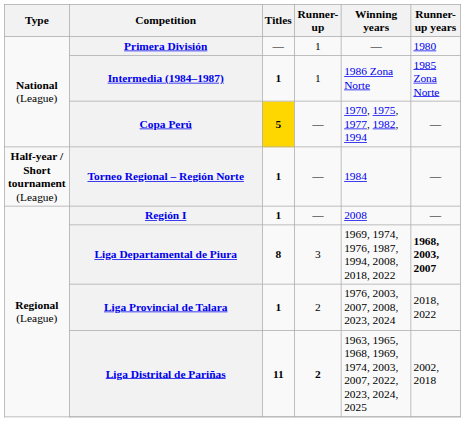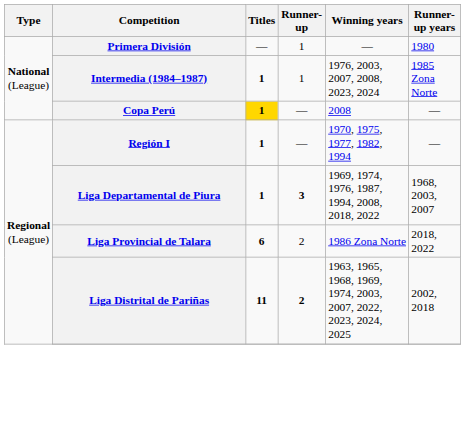(369, 78) 1986 Zona Norte -> (355, 78) 1976, 2003, 2007, 2008, 2023, 2024
(278, 124) 5 -> (262, 110) 1
(371, 124) 1970, 1975, 1977, 1982, 1994 -> (340, 110) 2008
- row: (166, 177)
(356, 216) 2008 -> (355, 143) 1970, 1975, 1977, 1982, 1994
(278, 255) 8 -> (262, 195) 1
(318, 255) normal -> (302, 195) bold
(426, 255) bold -> (424, 195) normal
(278, 307) 1 -> (262, 241) 6
(371, 307) 1976, 2003, 2007, 2008, 2023, 2024 -> (367, 241) 1986 Zona Norte
